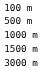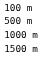- row: (21, 62)
